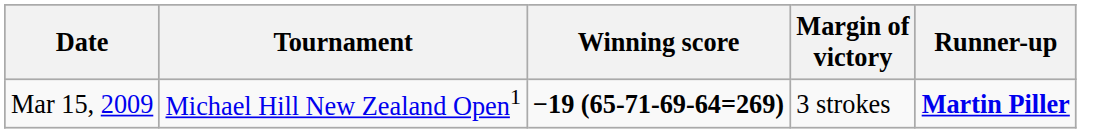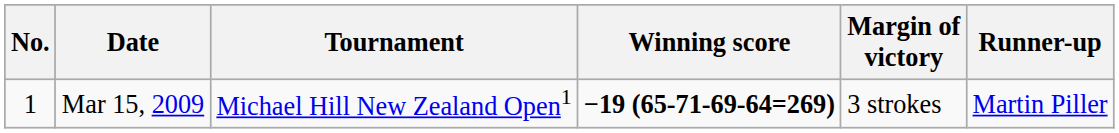+ column: (30, 41)
(996, 103) bold -> (1040, 103) normal
